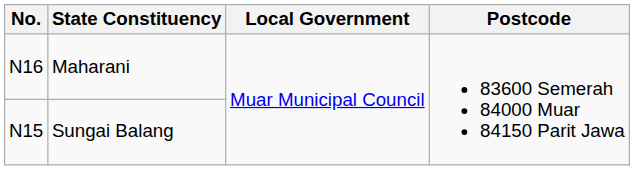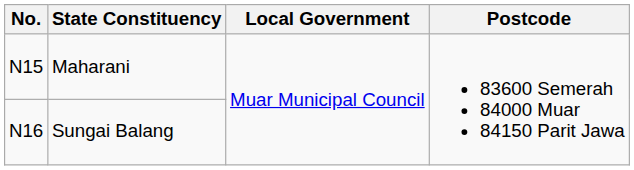(26, 66) N16 -> (26, 66) N15
(26, 131) N15 -> (26, 131) N16
